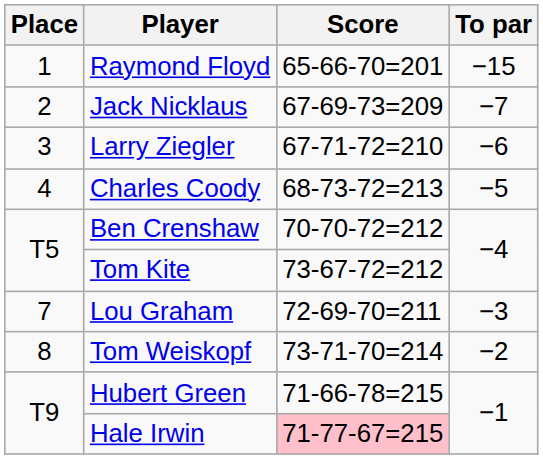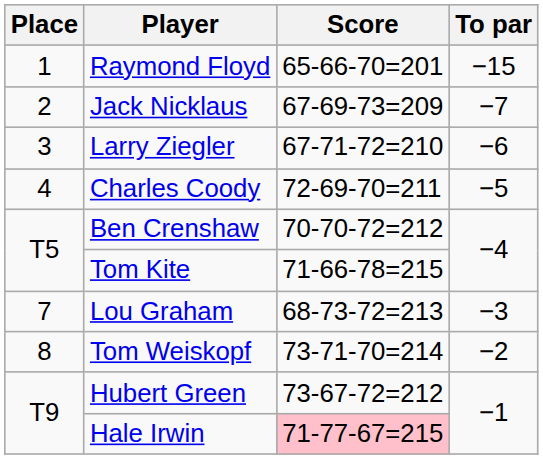(363, 188) 68-73-72=213 -> (362, 188) 72-69-70=211
(363, 270) 73-67-72=212 -> (363, 270) 71-66-78=215
(362, 310) 72-69-70=211 -> (363, 310) 68-73-72=213
(363, 392) 71-66-78=215 -> (363, 392) 73-67-72=212
